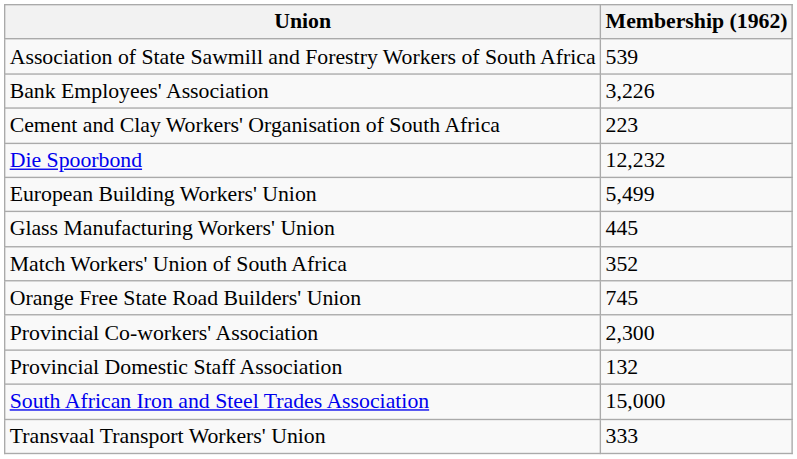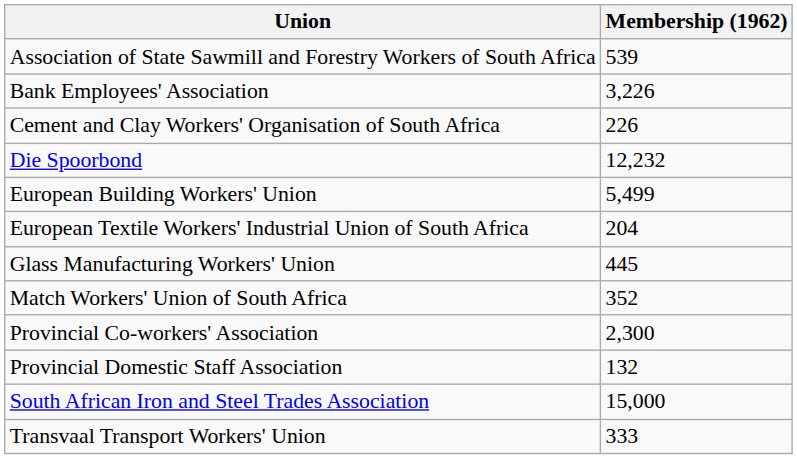(622, 125) 223 -> (622, 125) 226
+ row: (269, 228)
- row: (185, 297)
